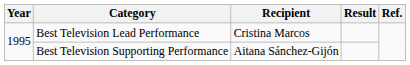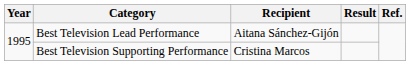(272, 32) Cristina Marcos -> (286, 32) Aitana Sánchez-Gijón
(286, 51) Aitana Sánchez-Gijón -> (272, 51) Cristina Marcos
